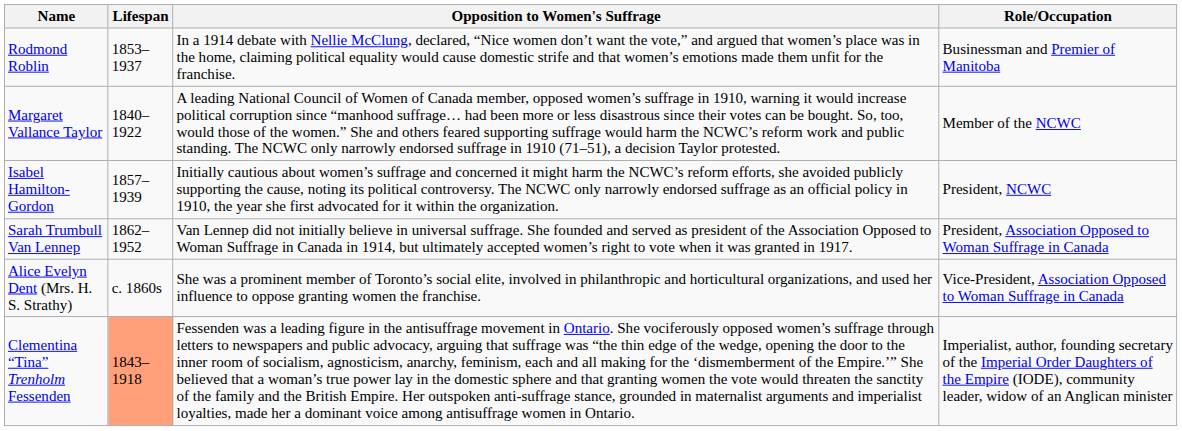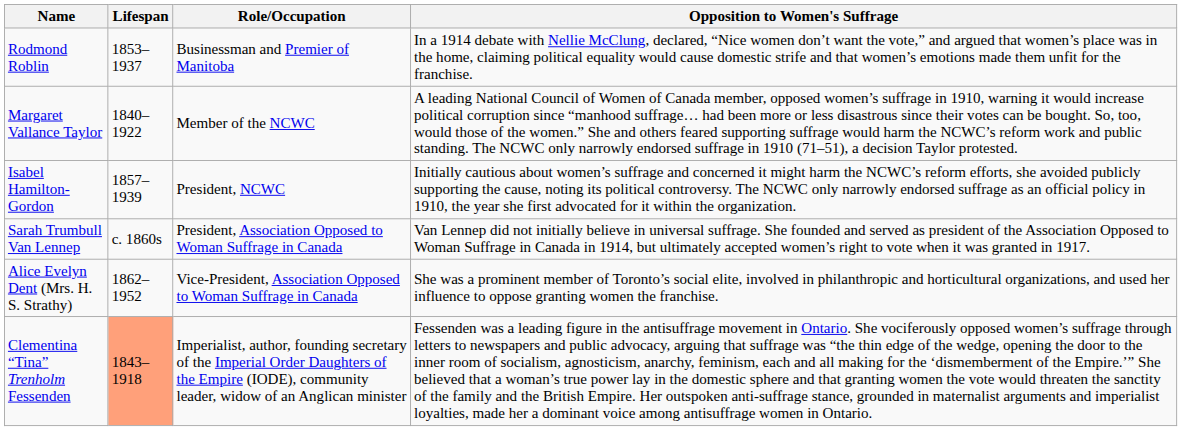columns swapped: (1058, 16) <-> (556, 16)
(130, 238) 1862–1952 -> (137, 238) c. 1860s
(137, 287) c. 1860s -> (130, 287) 1862–1952
